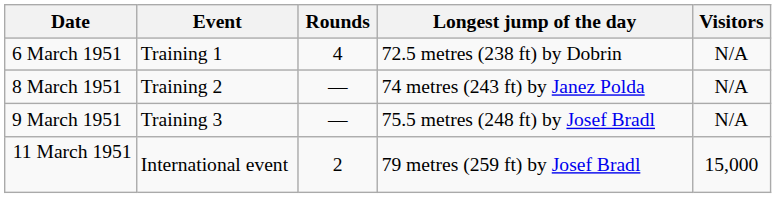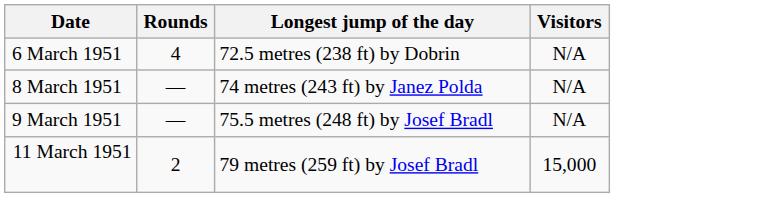- column: (217, 20)
